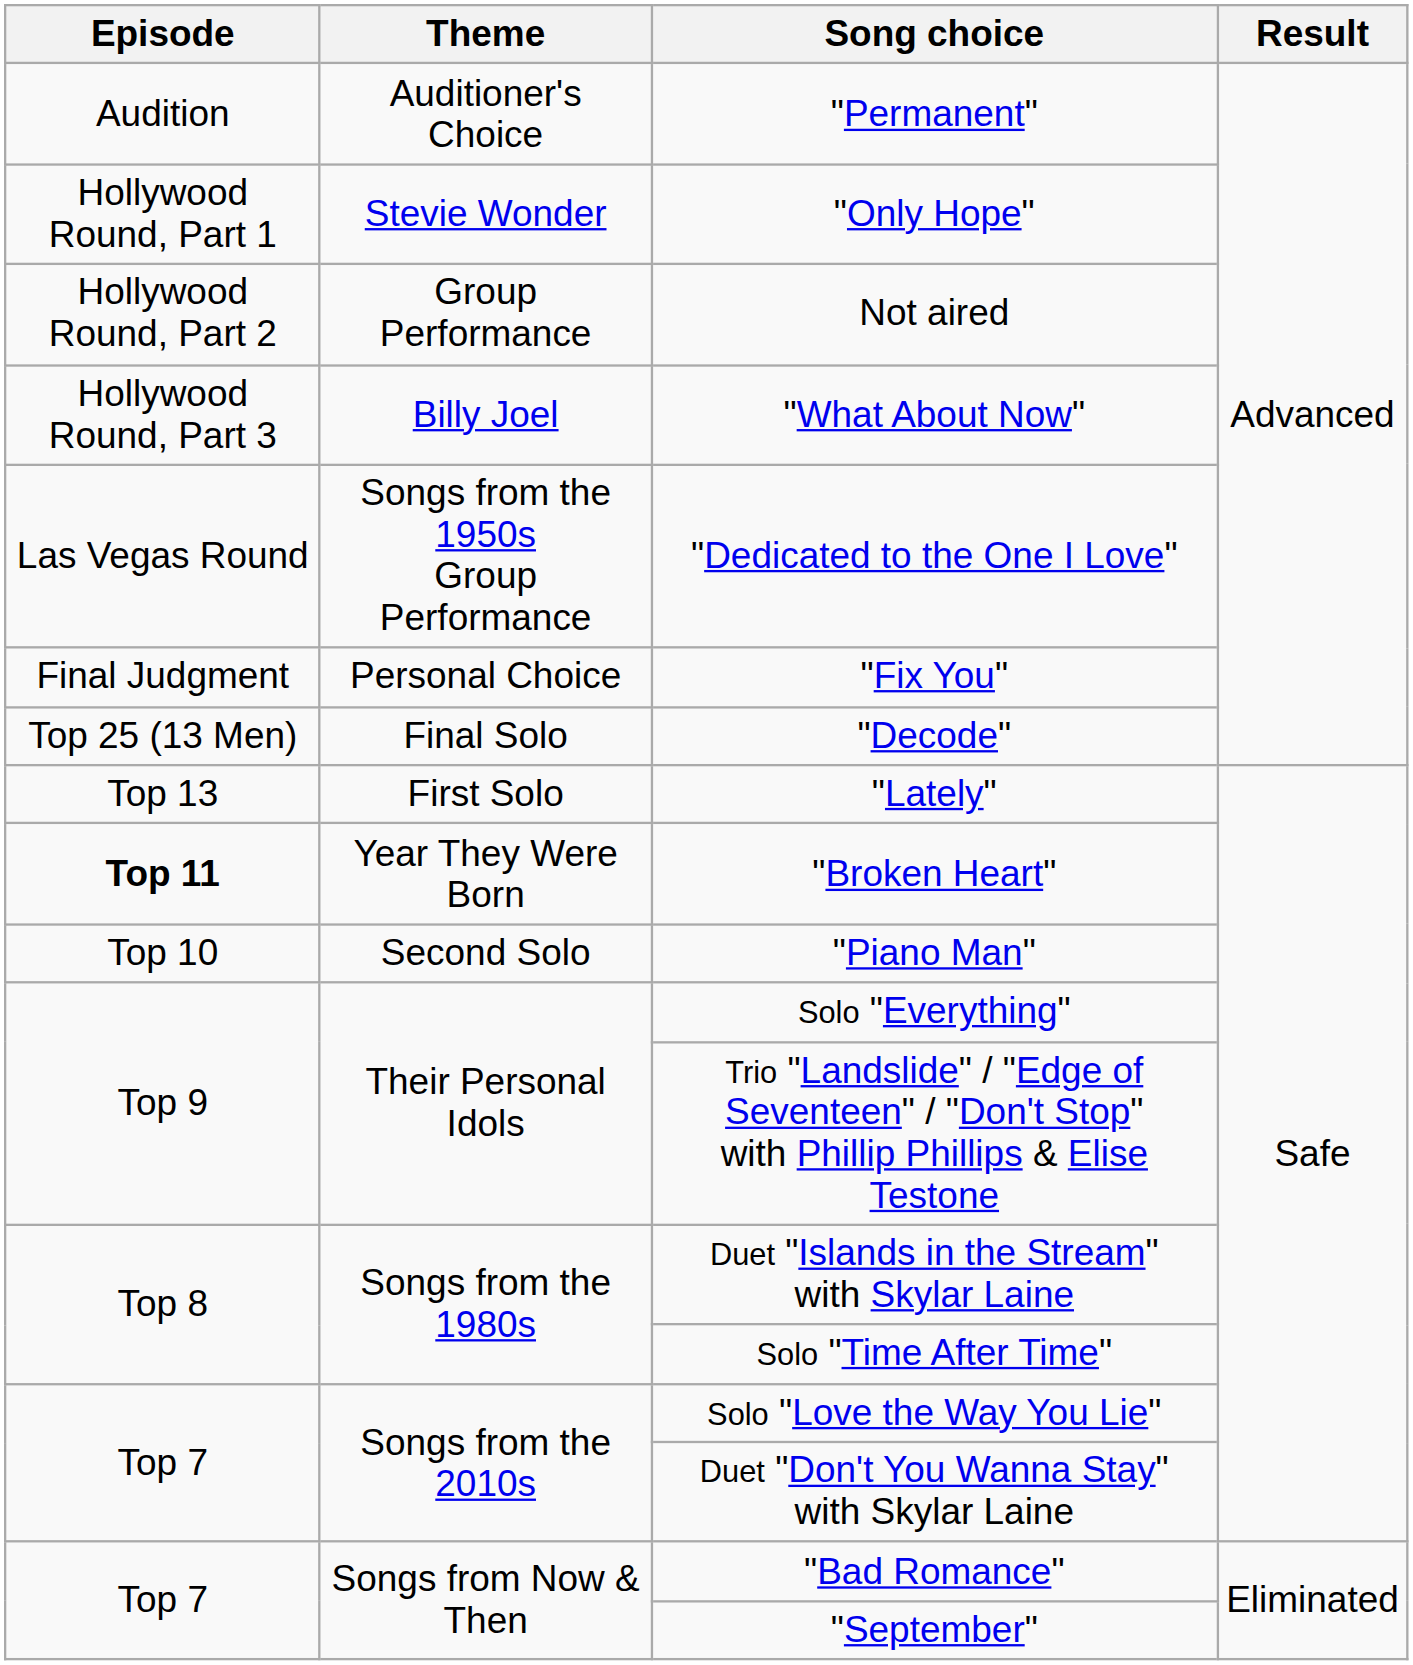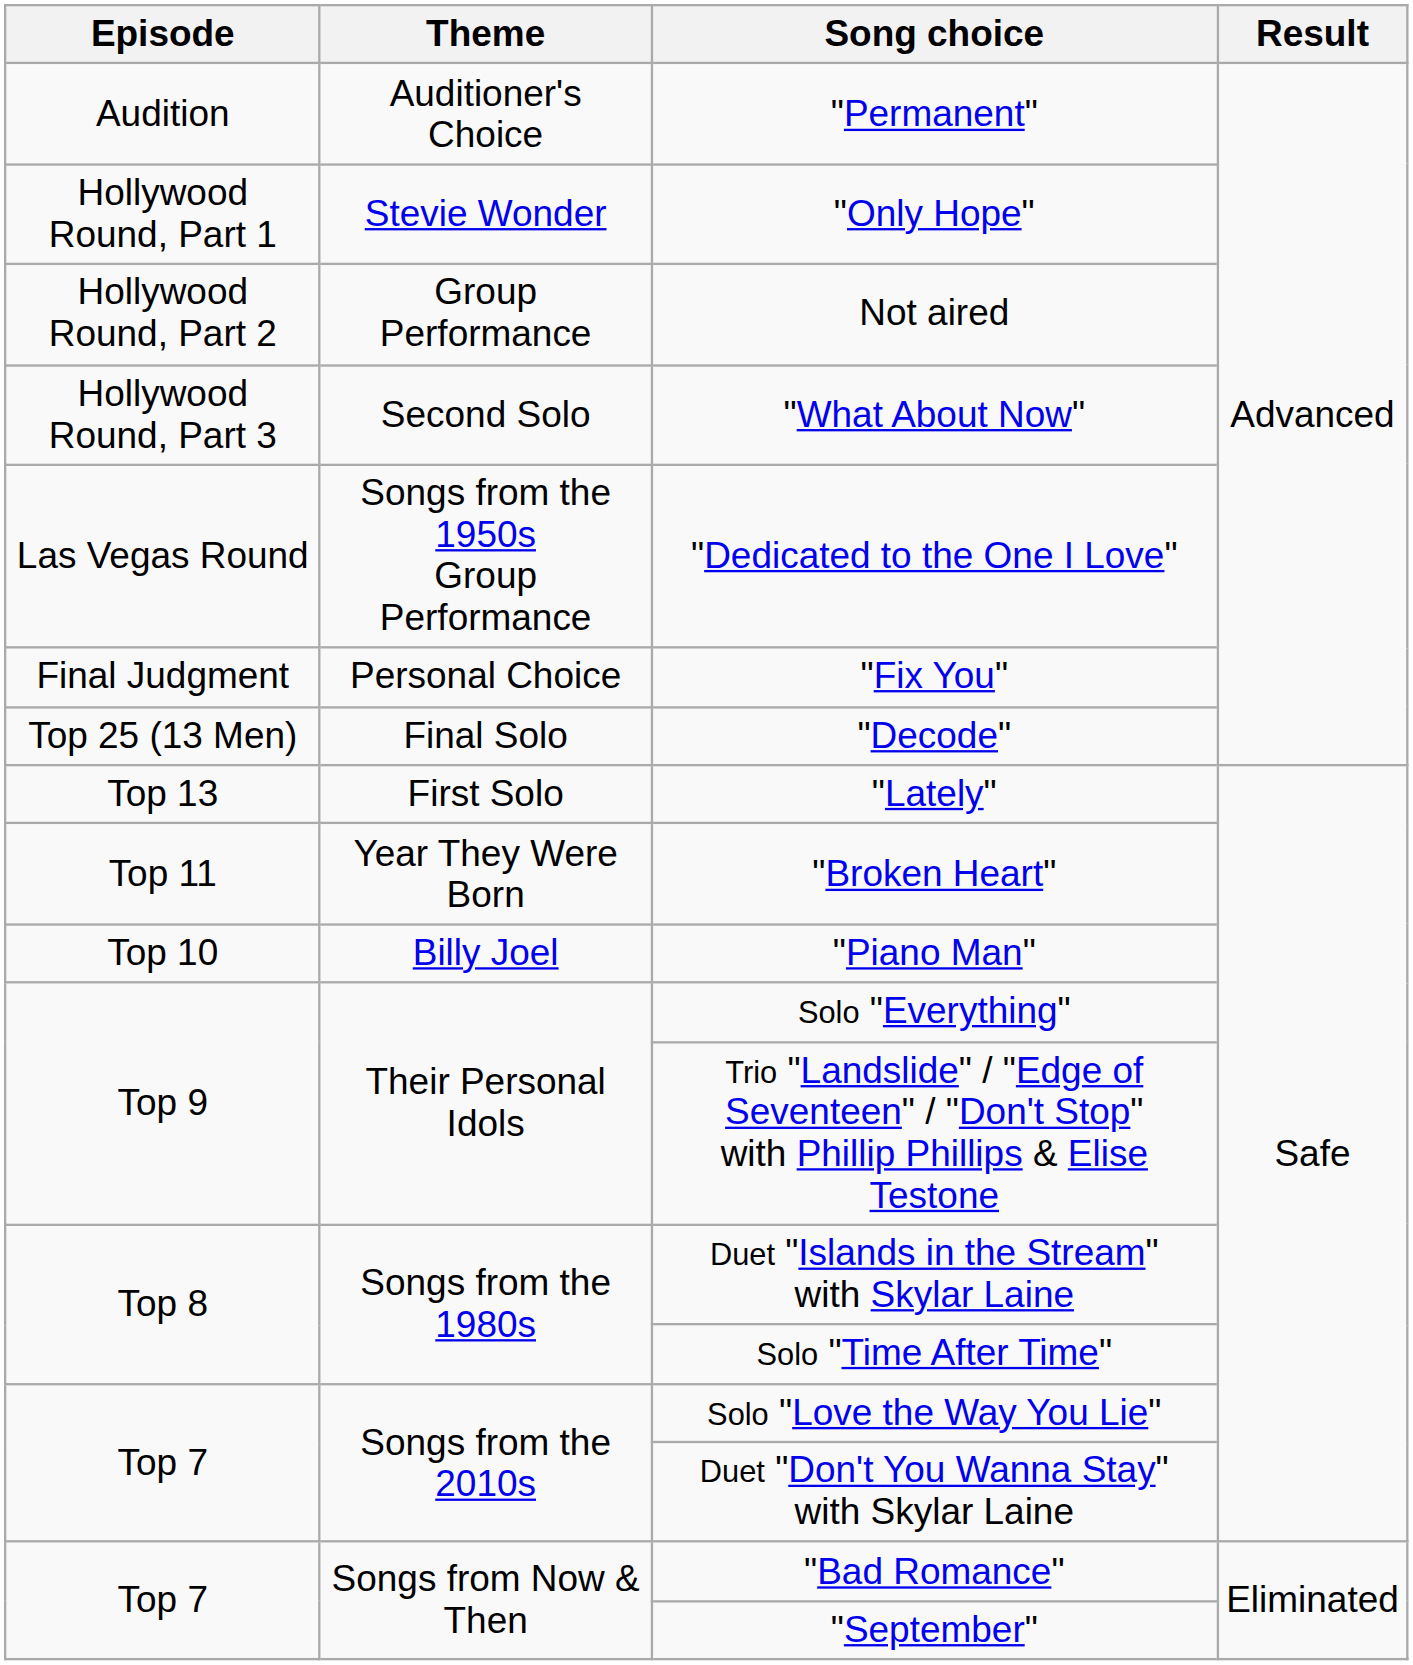(486, 413) Billy Joel -> (486, 413) Second Solo
(163, 873) bold -> (163, 873) normal
(486, 952) Second Solo -> (486, 952) Billy Joel
